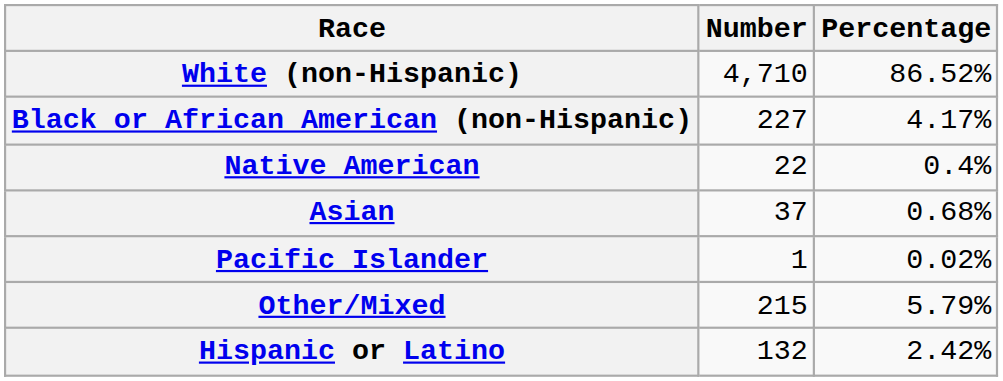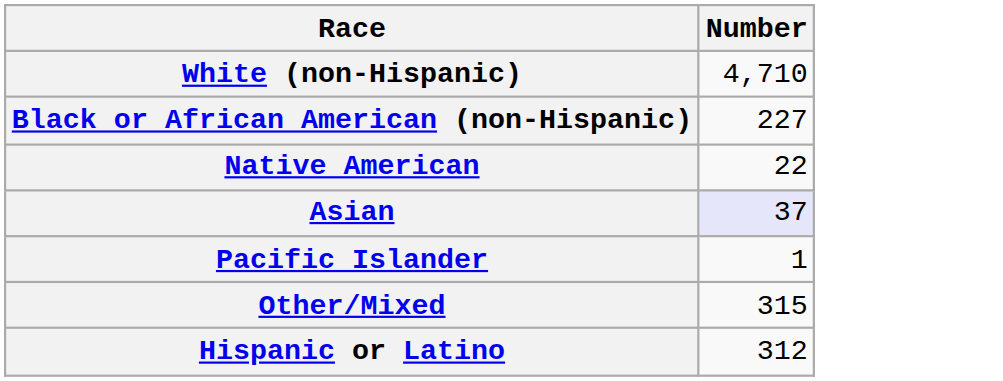- column: (906, 28)
(791, 213) no background -> (791, 213) lavender background
(782, 305) 215 -> (782, 305) 315
(782, 352) 132 -> (782, 352) 312
